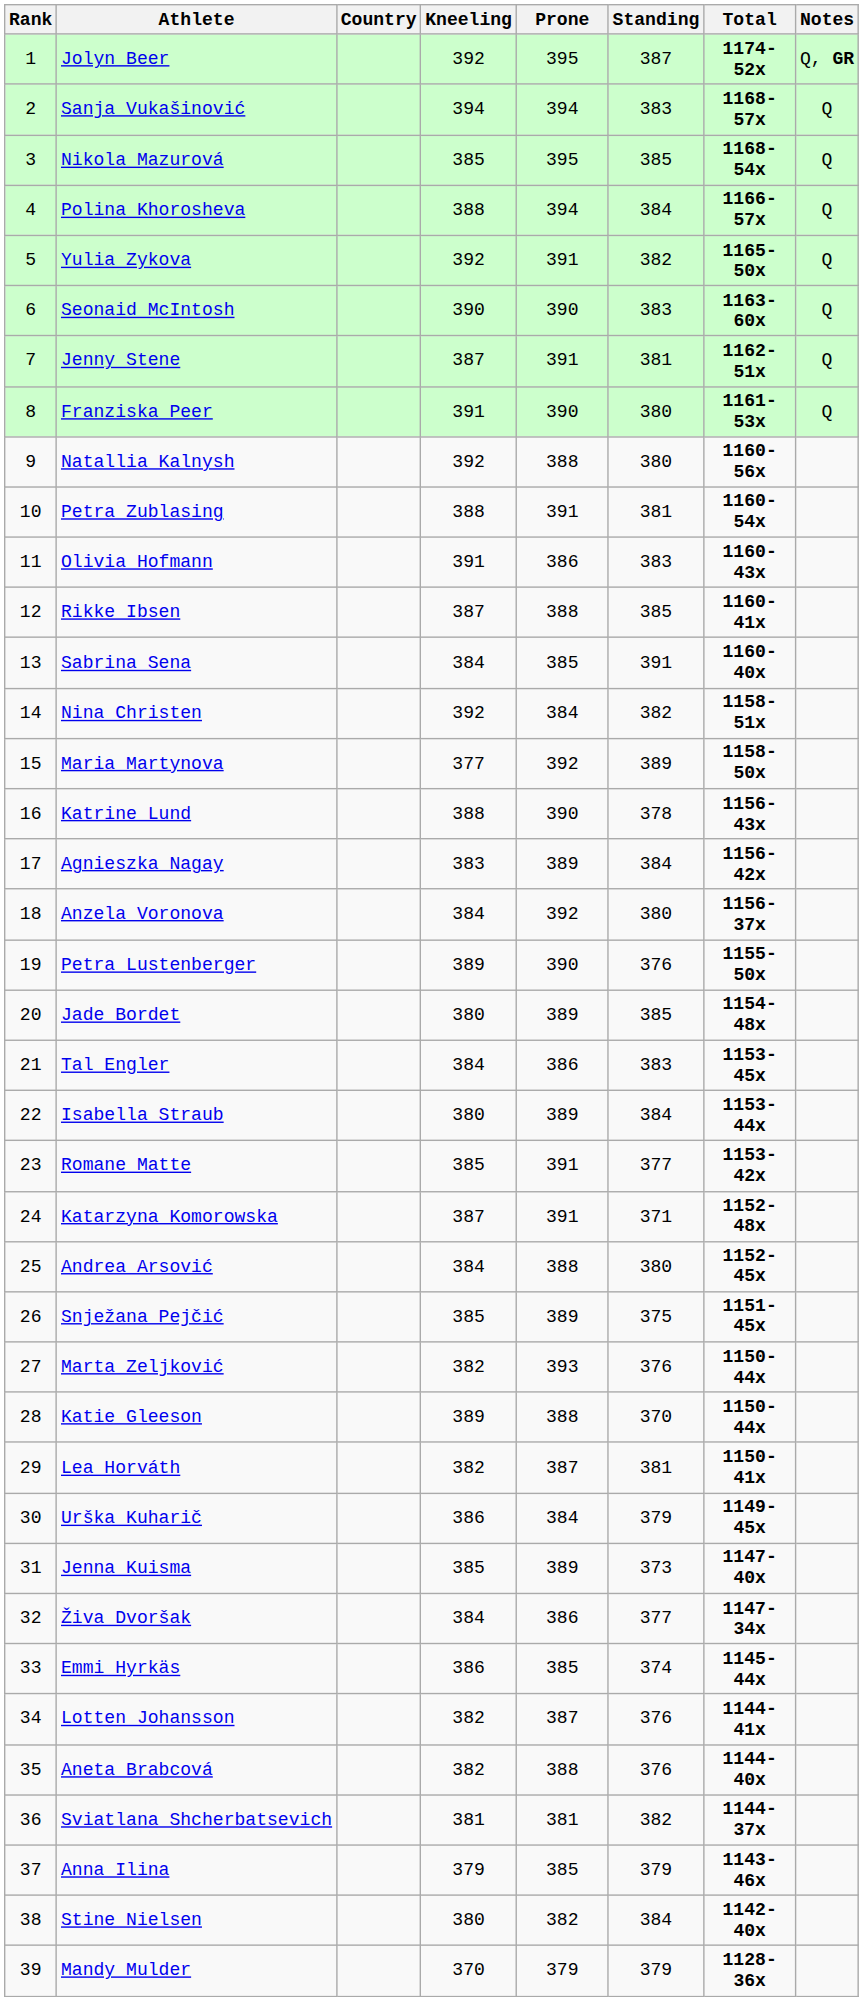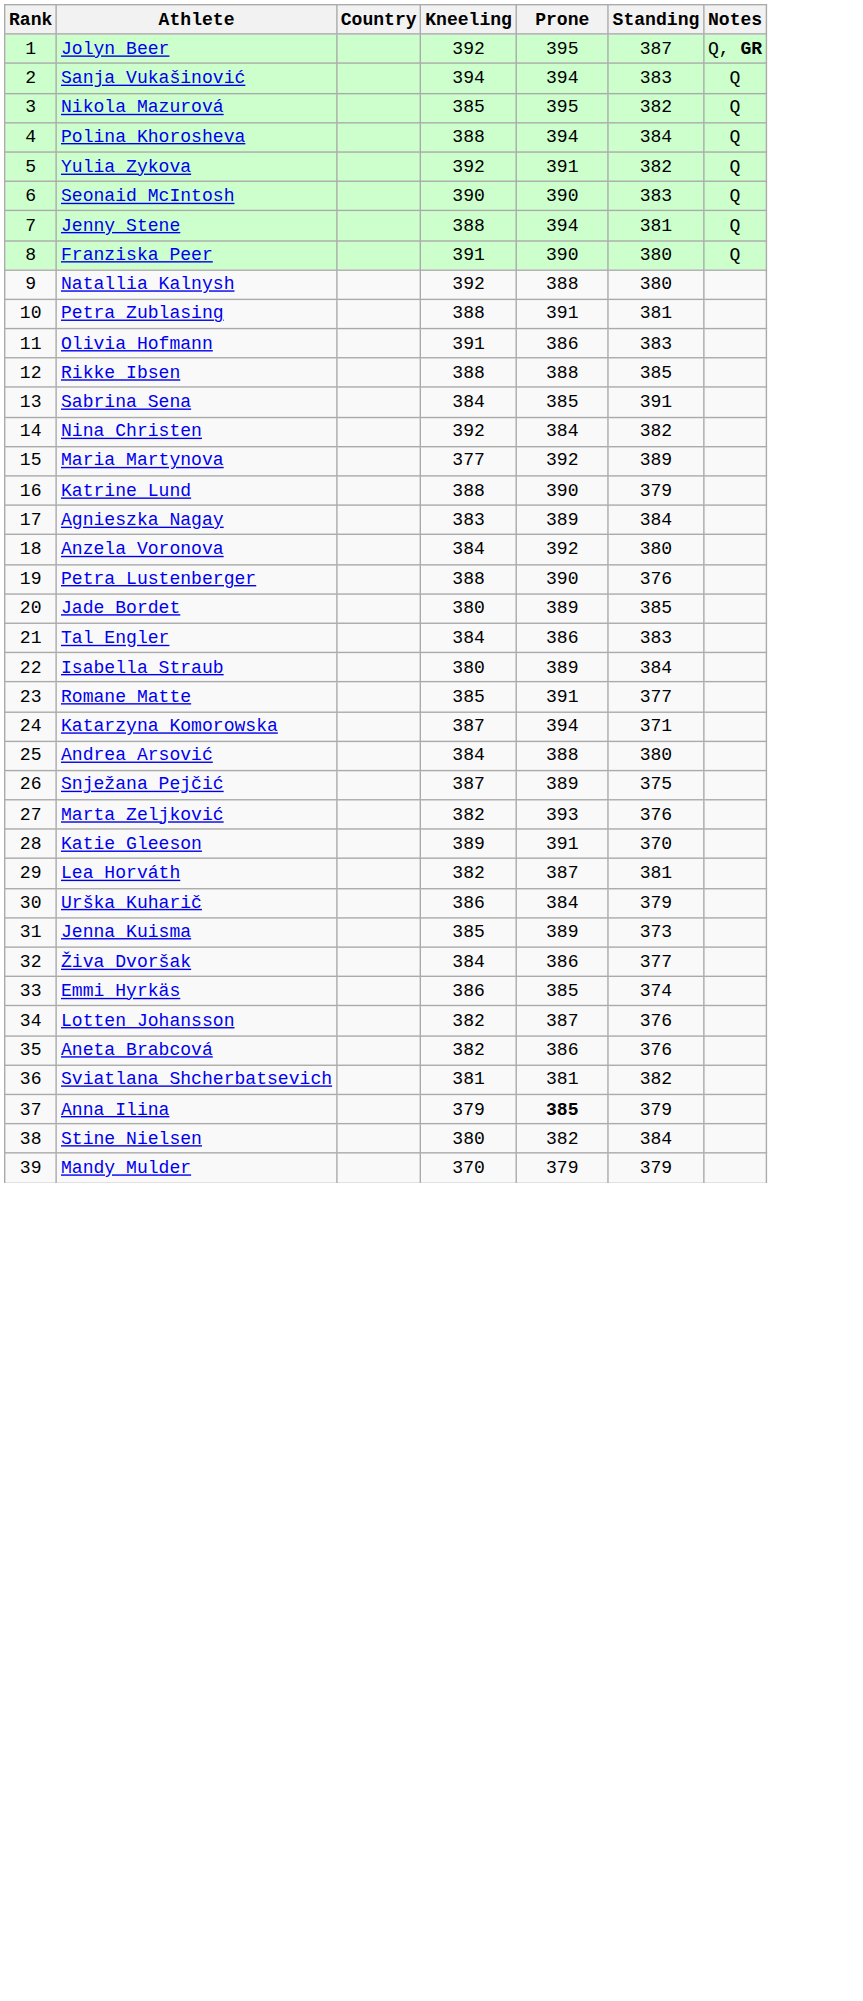- column: (750, 19)
(656, 160) 385 -> (656, 108) 382
(469, 361) 387 -> (469, 226) 388
(562, 361) 391 -> (562, 226) 394
(469, 613) 387 -> (469, 373) 388
(656, 814) 378 -> (656, 491) 379
(469, 965) 389 -> (469, 579) 388
(562, 1216) 391 -> (562, 726) 394
(469, 1317) 385 -> (469, 785) 387
(562, 1417) 388 -> (562, 844) 391
(562, 1770) 388 -> (562, 1050) 386
(562, 1870) normal -> (562, 1109) bold
